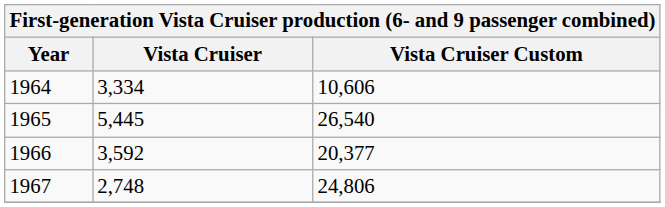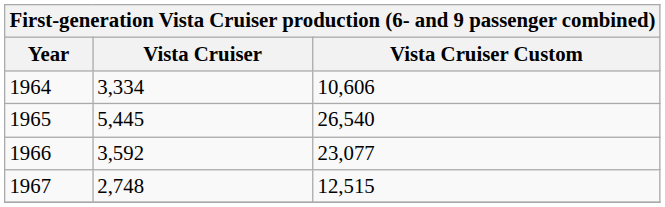(346, 152) 20,377 -> (346, 152) 23,077
(346, 185) 24,806 -> (346, 185) 12,515
